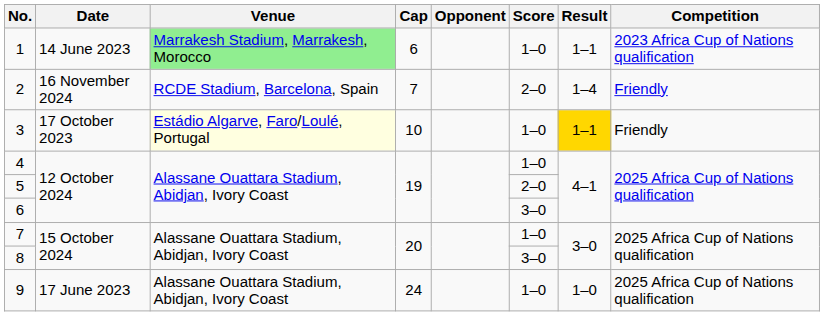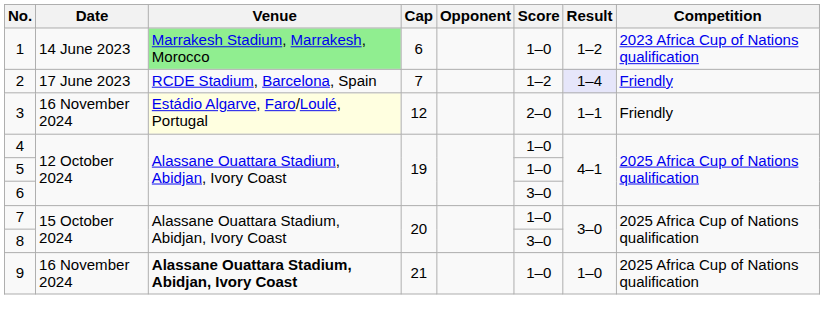(584, 48) 1–1 -> (590, 48) 1–2
(84, 89) 16 November 2024 -> (85, 81) 17 June 2023
(534, 89) 2–0 -> (539, 81) 1–2
(584, 89) no background -> (590, 81) lavender background
(76, 130) 17 October 2023 -> (84, 113) 16 November 2024
(414, 130) 10 -> (419, 113) 12
(534, 130) 1–0 -> (539, 113) 2–0
(584, 130) gold background -> (590, 113) no background
(534, 186) 2–0 -> (539, 169) 1–0
(85, 290) 17 June 2023 -> (84, 273) 16 November 2024
(248, 290) normal -> (252, 273) bold
(414, 290) 24 -> (419, 273) 21
